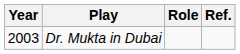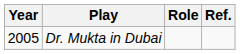(23, 37) 2003 -> (23, 37) 2005
